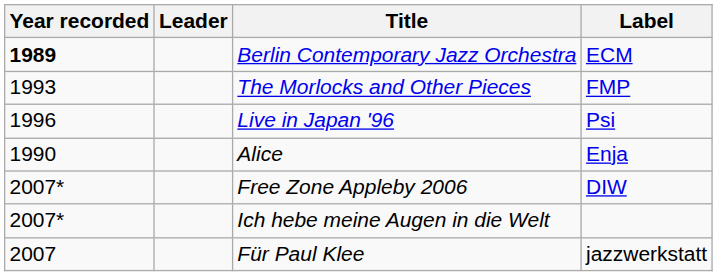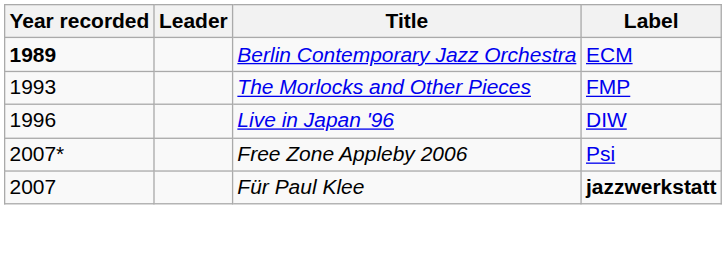(601, 120) Psi -> (606, 120) DIW
- row: (260, 154)
(606, 187) DIW -> (601, 154) Psi
- row: (393, 220)
(647, 253) normal -> (651, 187) bold
